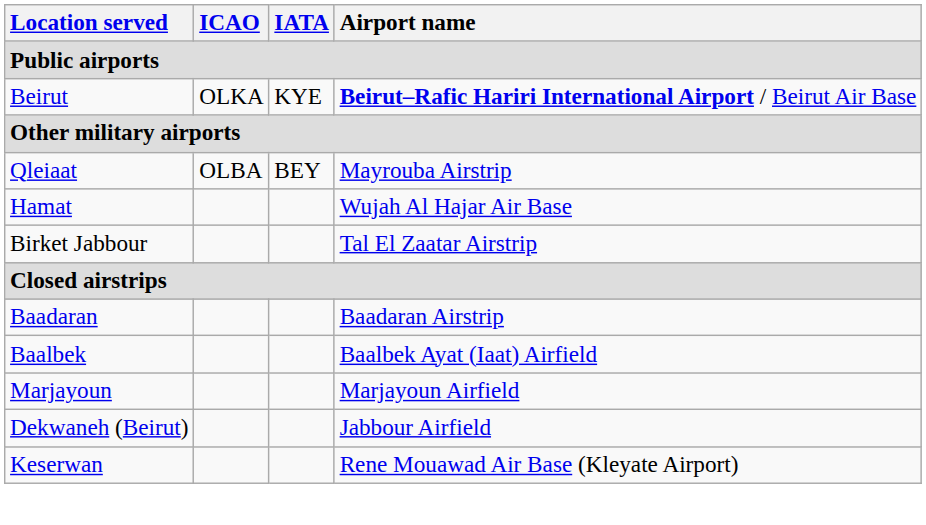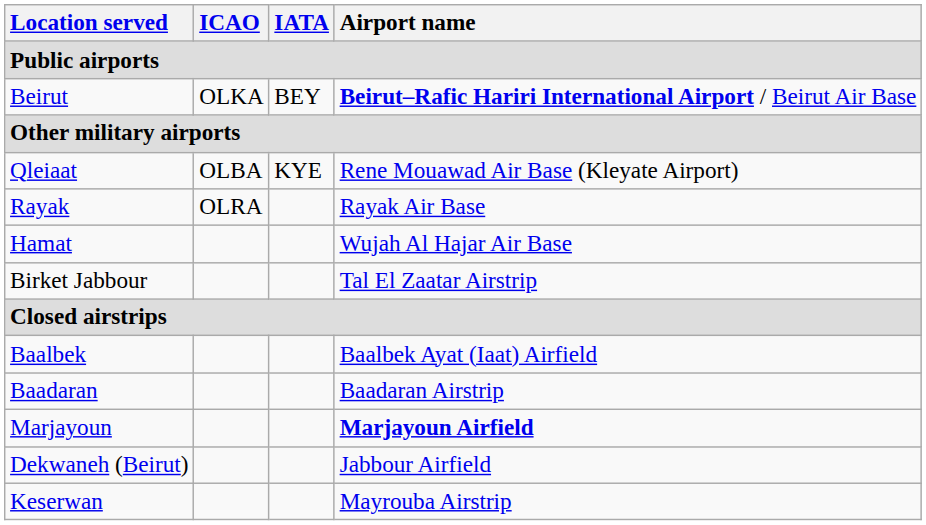(298, 96) KYE -> (298, 96) BEY
(298, 170) BEY -> (298, 170) KYE
(426, 170) Mayrouba Airstrip -> (539, 170) Rene Mouawad Air Base (Kleyate Airport)
+ row: (40, 206)
rows swapped: (54, 317) <-> (48, 354)
(430, 390) normal -> (437, 427) bold
(539, 464) Rene Mouawad Air Base (Kleyate Airport) -> (426, 501) Mayrouba Airstrip
